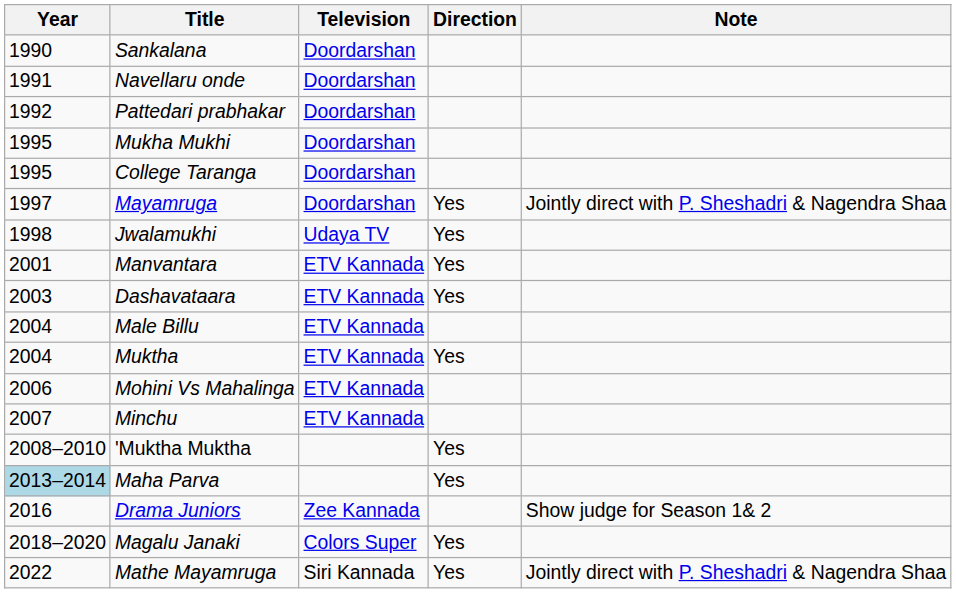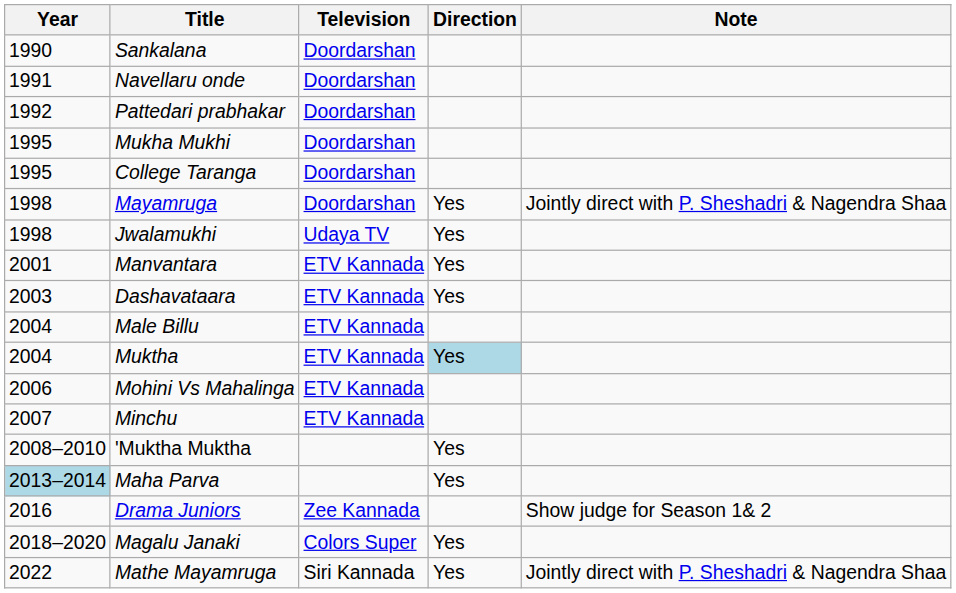(31, 204) 1997 -> (31, 204) 1998
(449, 357) no background -> (449, 357) lightblue background
